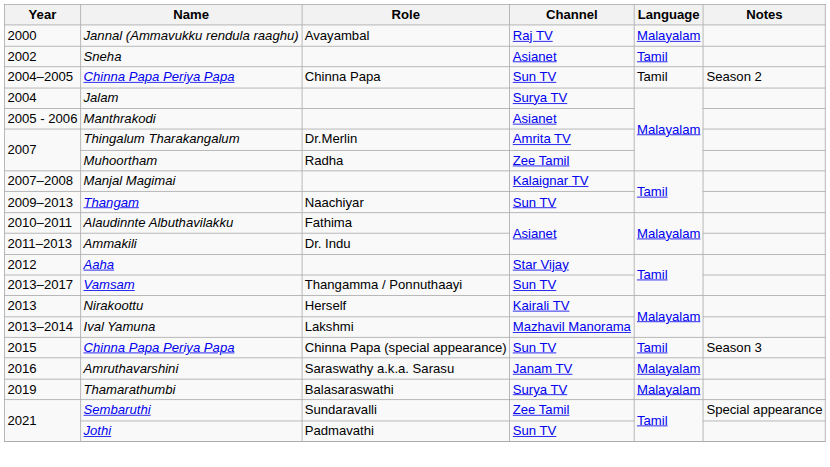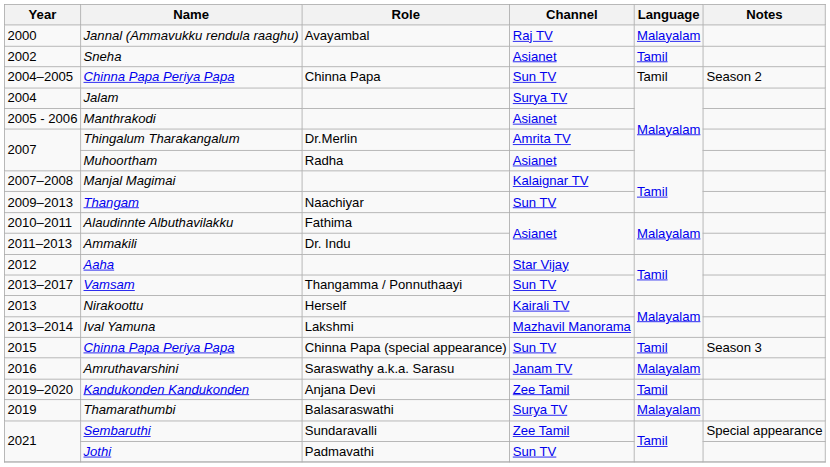(541, 160) Zee Tamil -> (535, 160) Asianet
+ row: (40, 389)
